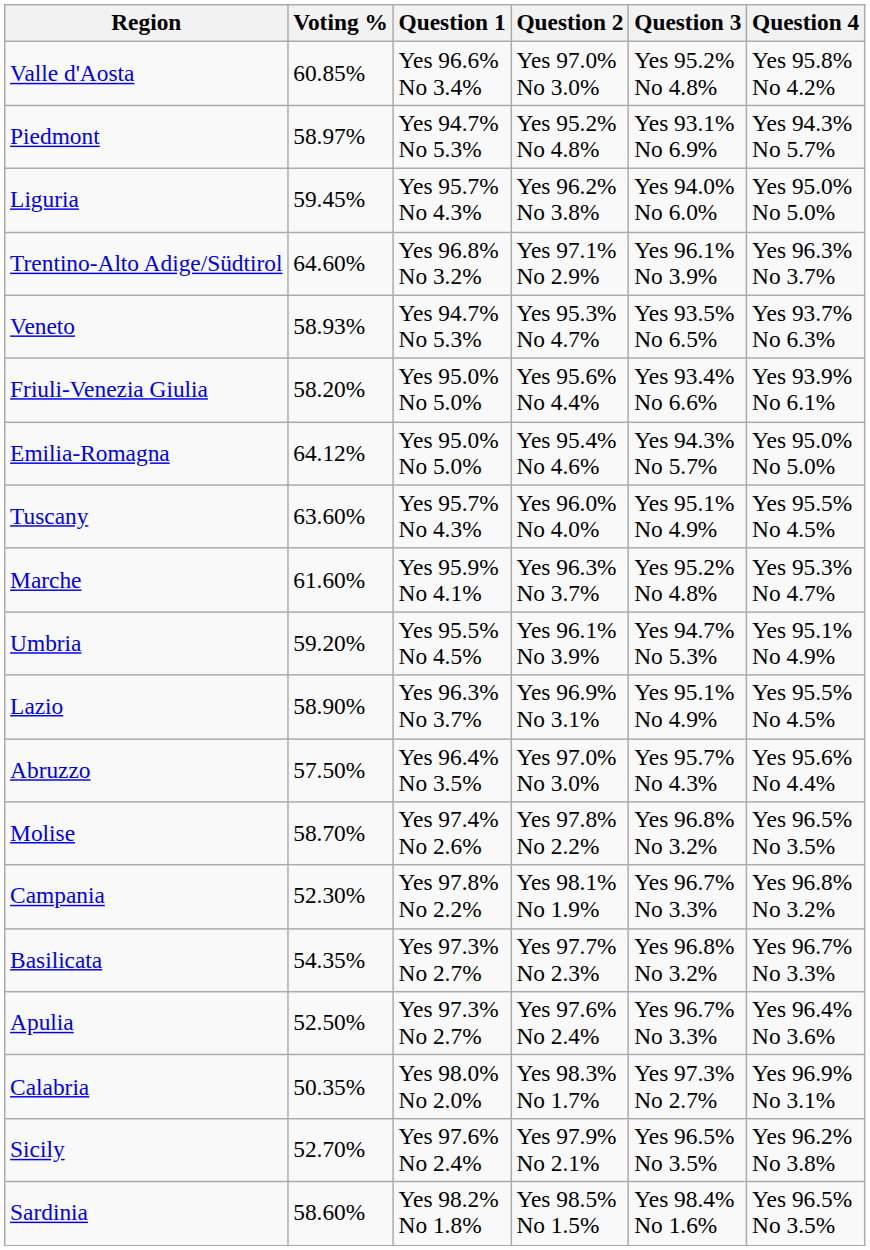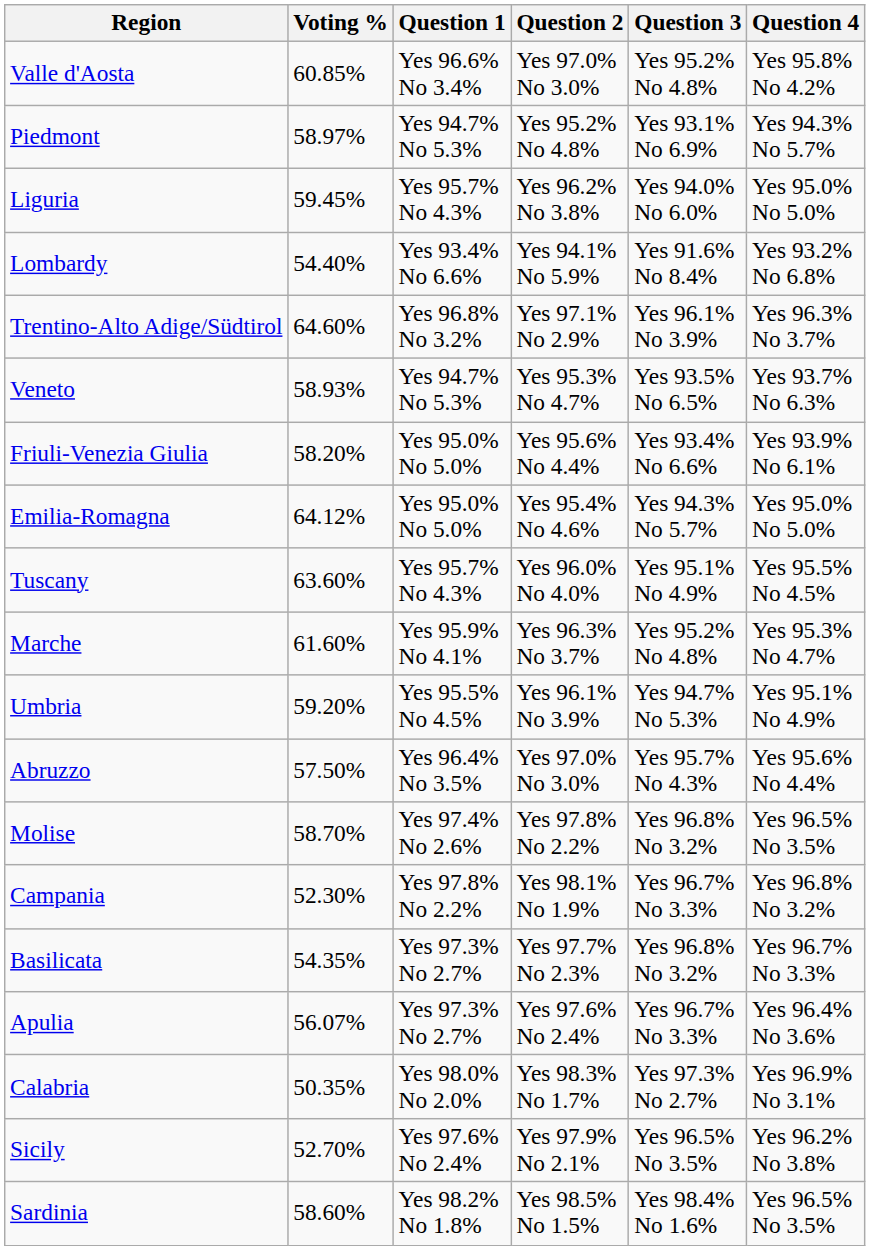+ row: (59, 263)
- row: (37, 706)
(329, 1023) 52.50% -> (329, 1023) 56.07%
